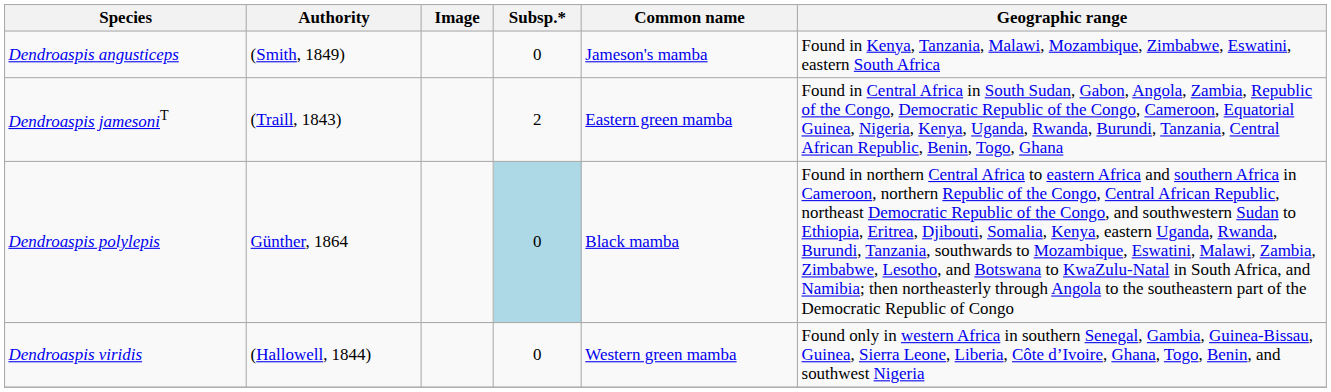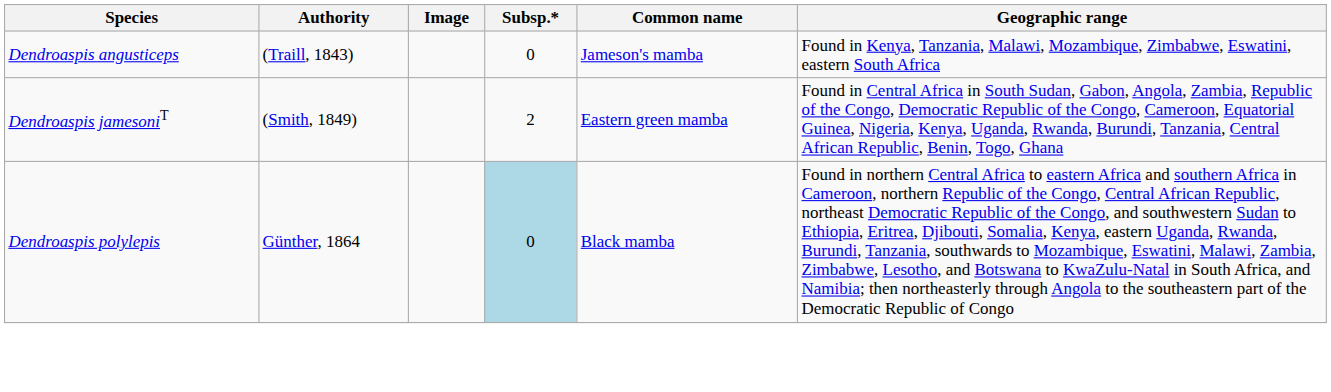(298, 54) (Smith, 1849) -> (308, 54) (Traill, 1843)
(296, 119) (Traill, 1843) -> (310, 119) (Smith, 1849)
- row: (75, 354)
